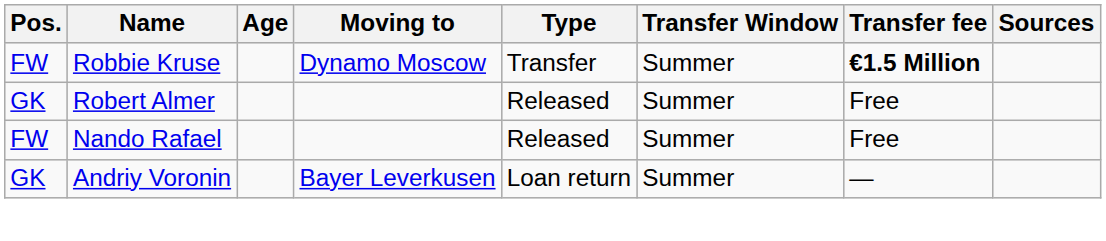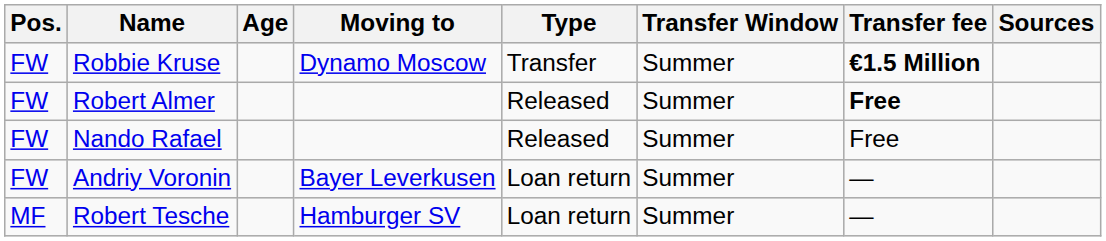(28, 100) GK -> (29, 100) FW
(874, 100) normal -> (875, 100) bold
(28, 178) GK -> (29, 178) FW
+ row: (151, 216)
